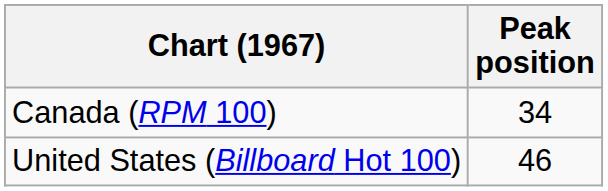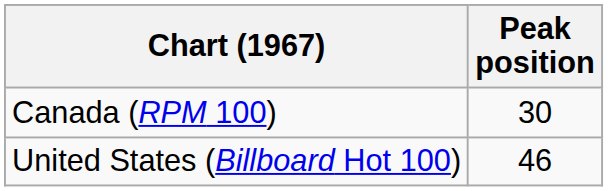(535, 112) 34 -> (535, 112) 30
